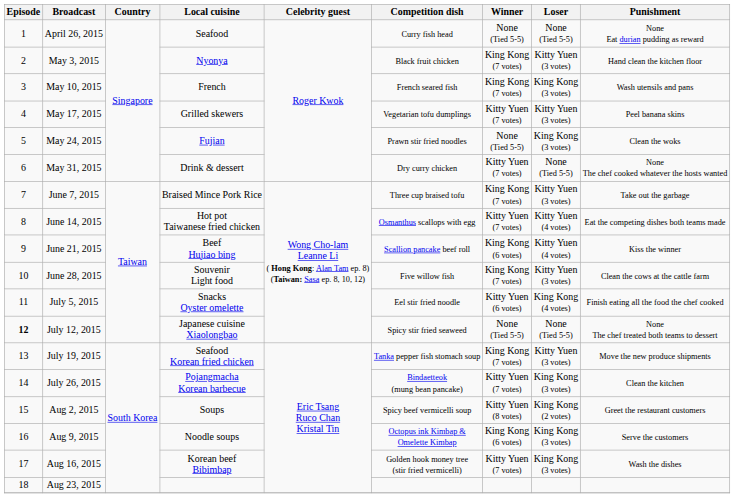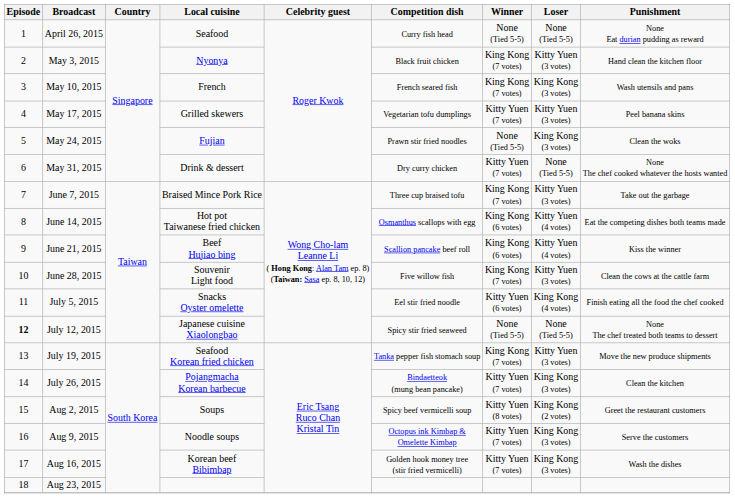(507, 221) Kitty Yuen (7 votes) -> (507, 221) King Kong (6 votes)
(507, 437) King Kong (6 votes) -> (507, 437) Kitty Yuen (7 votes)
